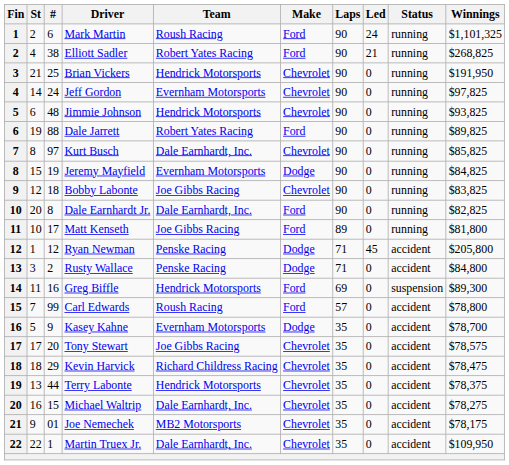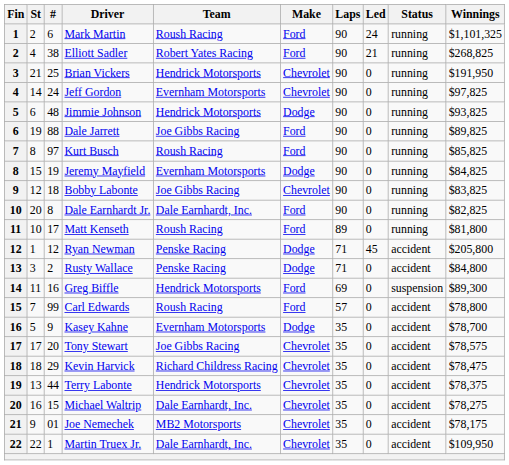(306, 112) Chevrolet -> (299, 112) Dodge
(204, 131) Robert Yates Racing -> (198, 131) Joe Gibbs Racing
(204, 151) Dale Earnhardt, Inc. -> (189, 151) Roush Racing
(306, 151) Chevrolet -> (294, 151) Ford
(198, 229) Joe Gibbs Racing -> (189, 229) Roush Racing
